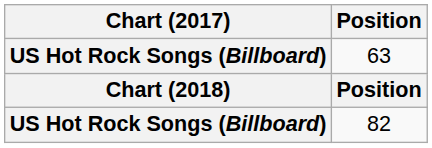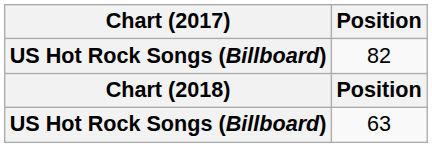rows swapped: (379, 55) <-> (379, 124)
